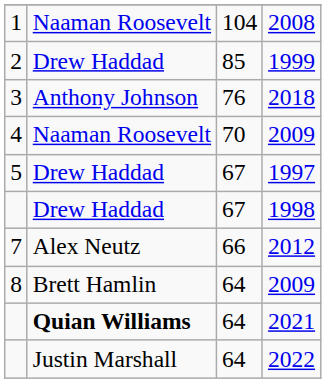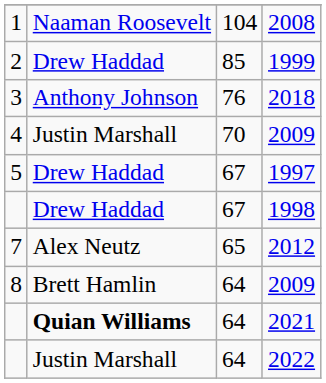(122, 135) Naaman Roosevelt -> (105, 135) Justin Marshall
(234, 246) 66 -> (234, 246) 65
